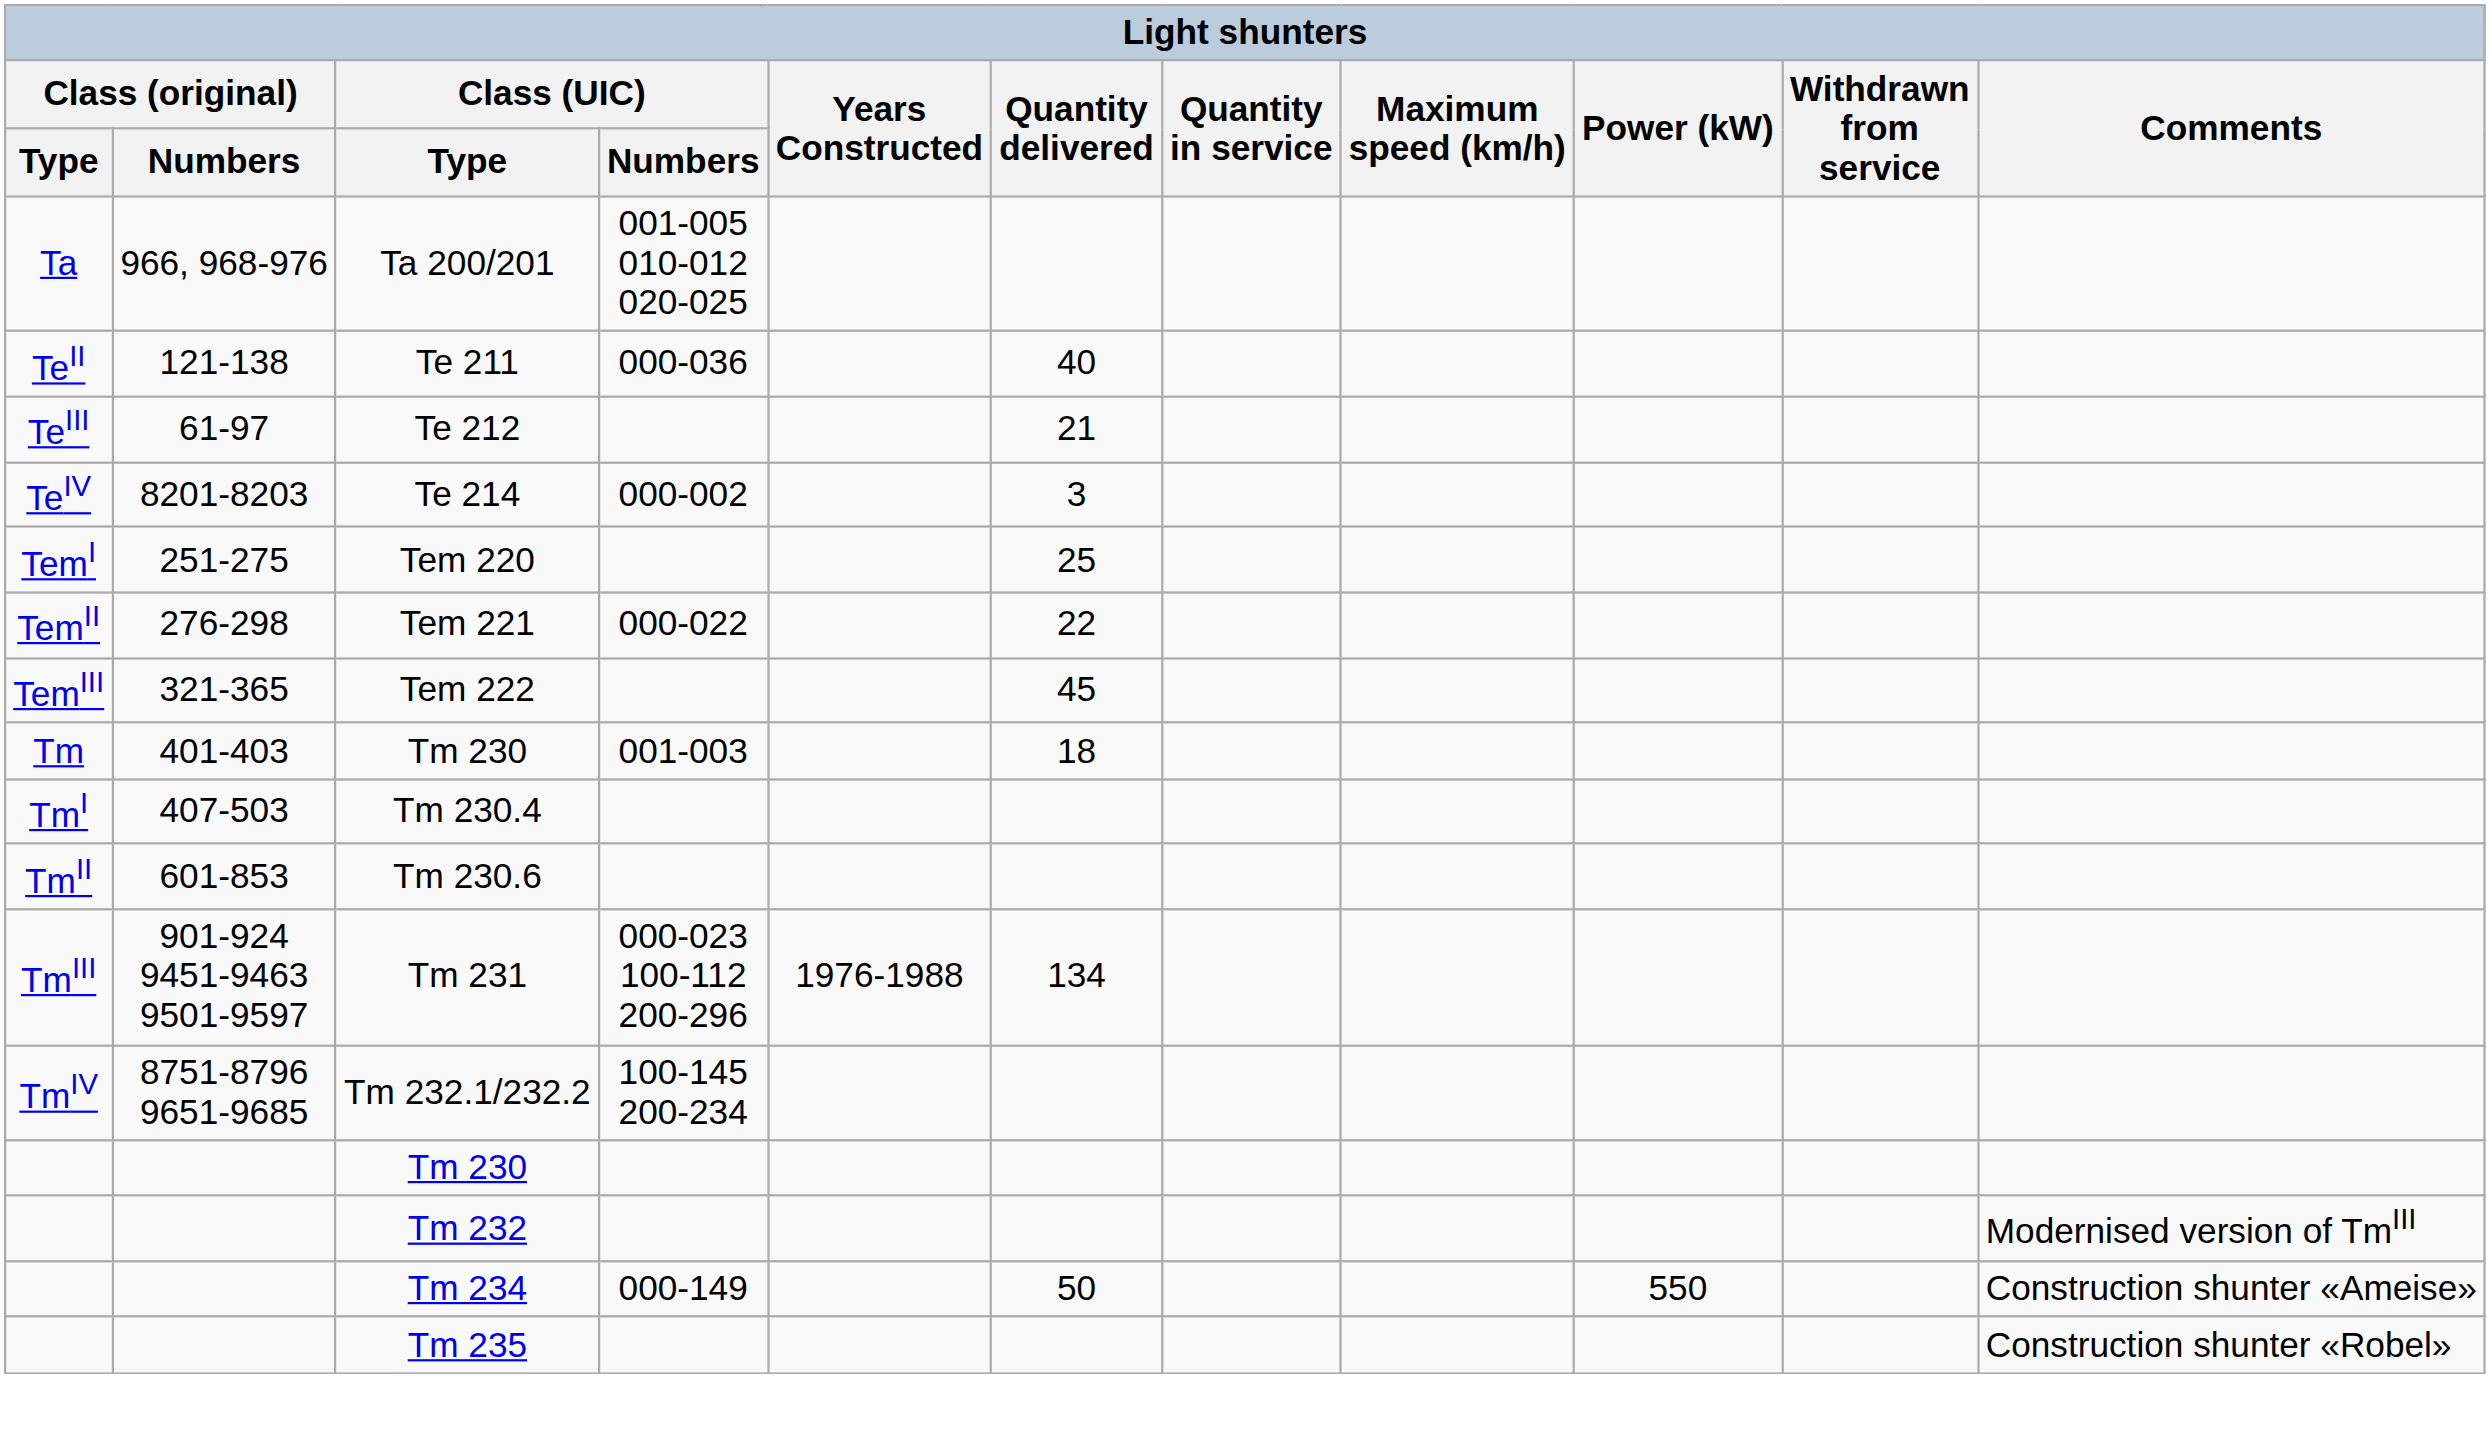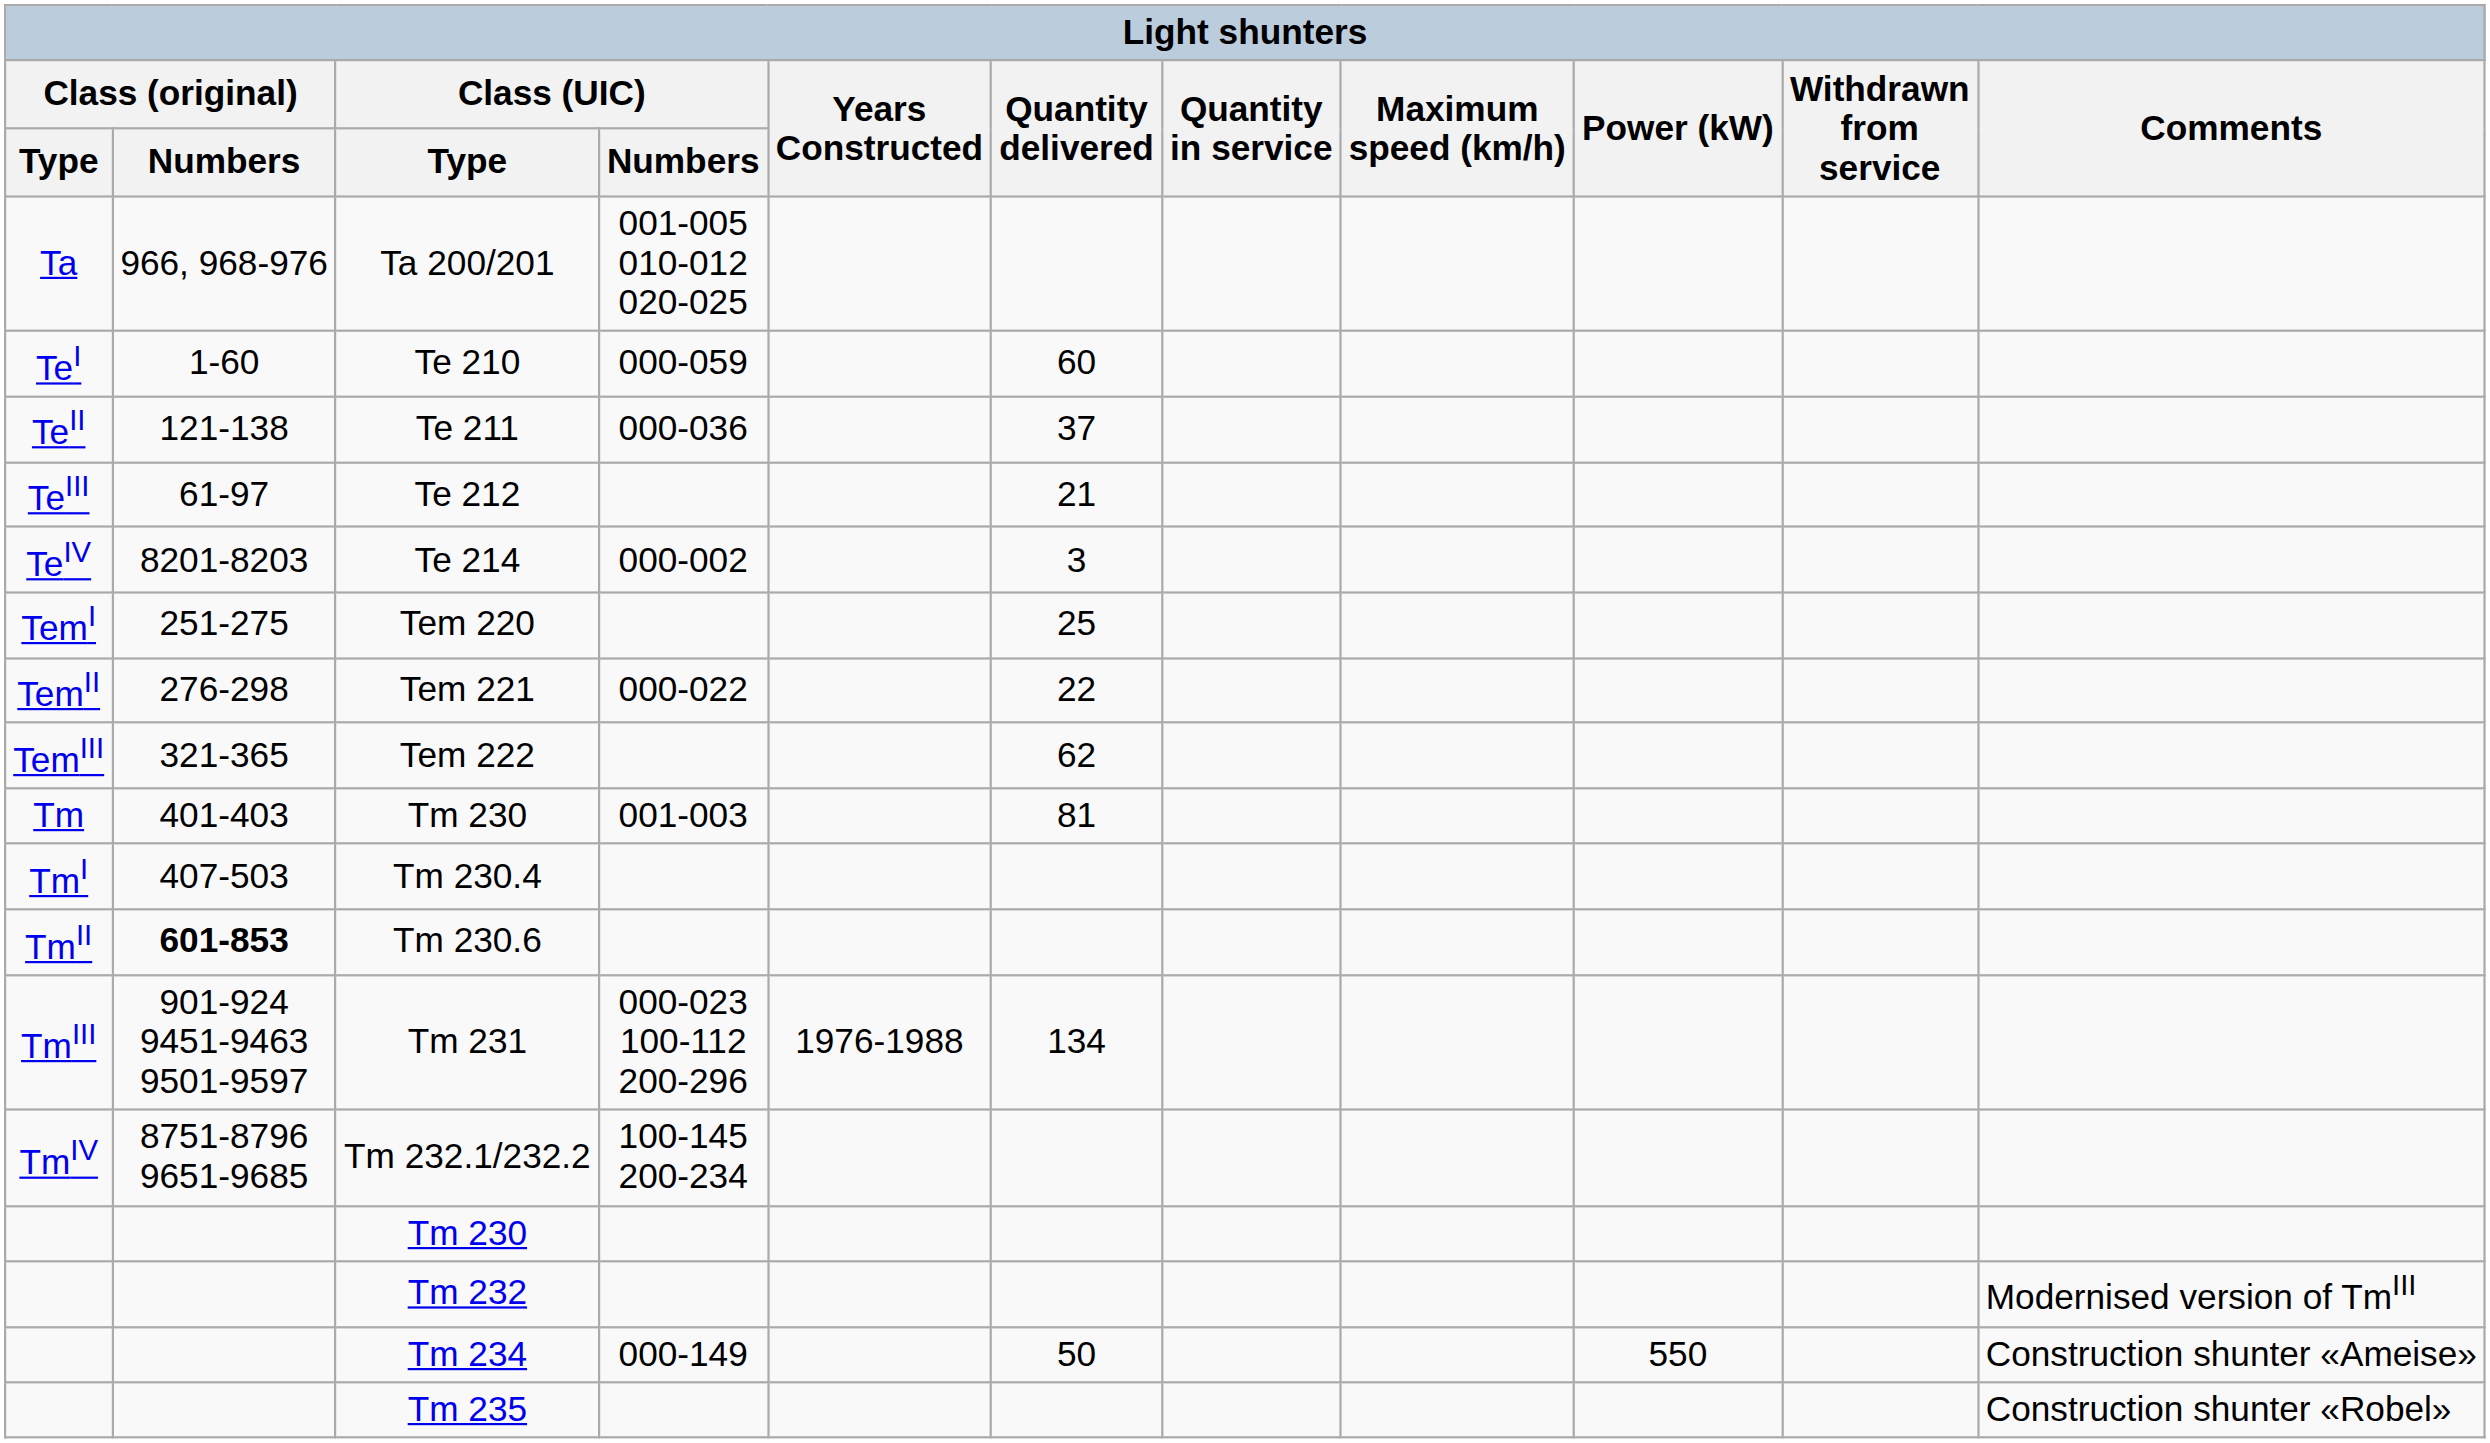+ row: (59, 363)
(1077, 363) 40 -> (1077, 428) 37
(1077, 689) 45 -> (1077, 755) 62
(1077, 750) 18 -> (1077, 815) 81
(224, 876) normal -> (224, 941) bold
